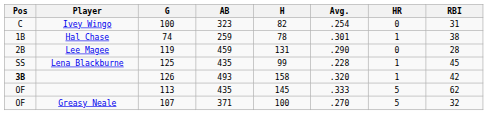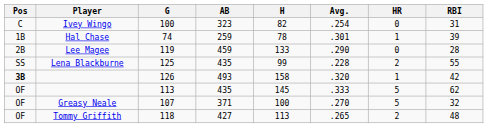(454, 37) 38 -> (454, 37) 39
(282, 50) 131 -> (282, 50) 133
(397, 63) 1 -> (397, 63) 2
(454, 63) 45 -> (454, 63) 55
+ row: (167, 116)
